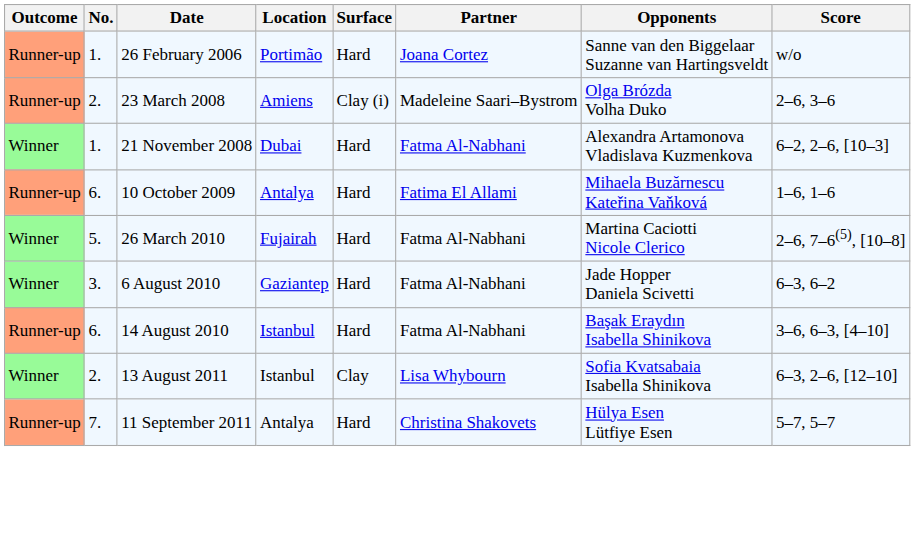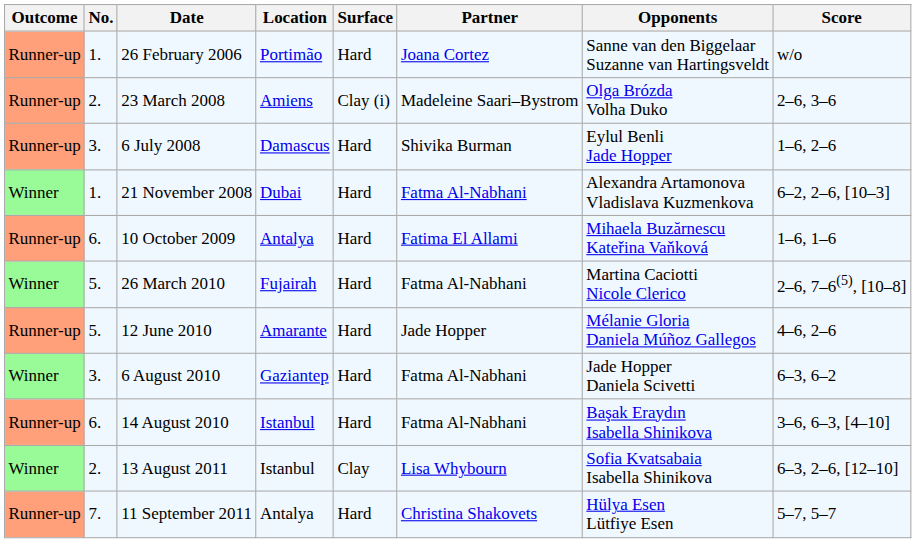+ row: (161, 146)
+ row: (166, 330)
